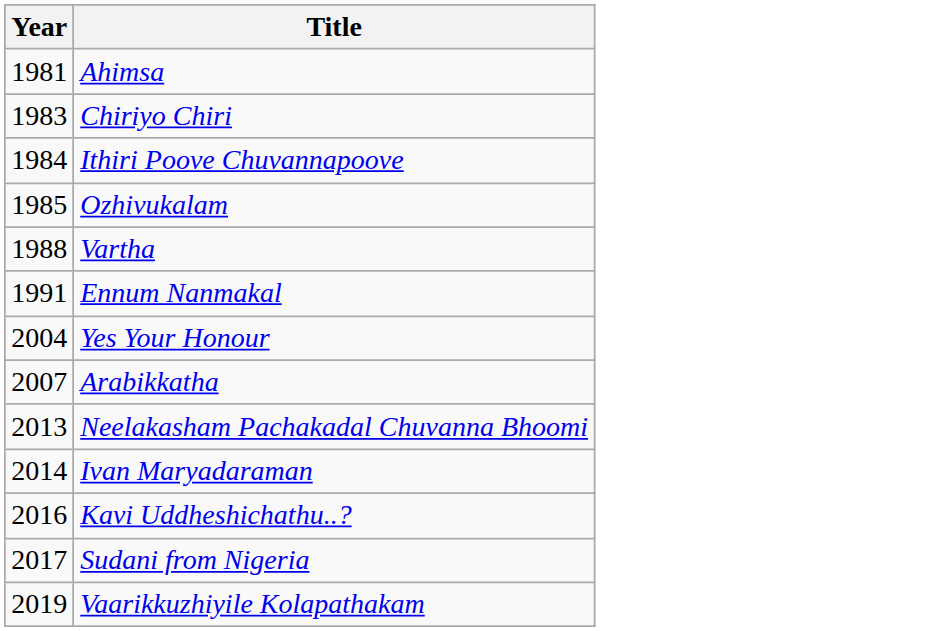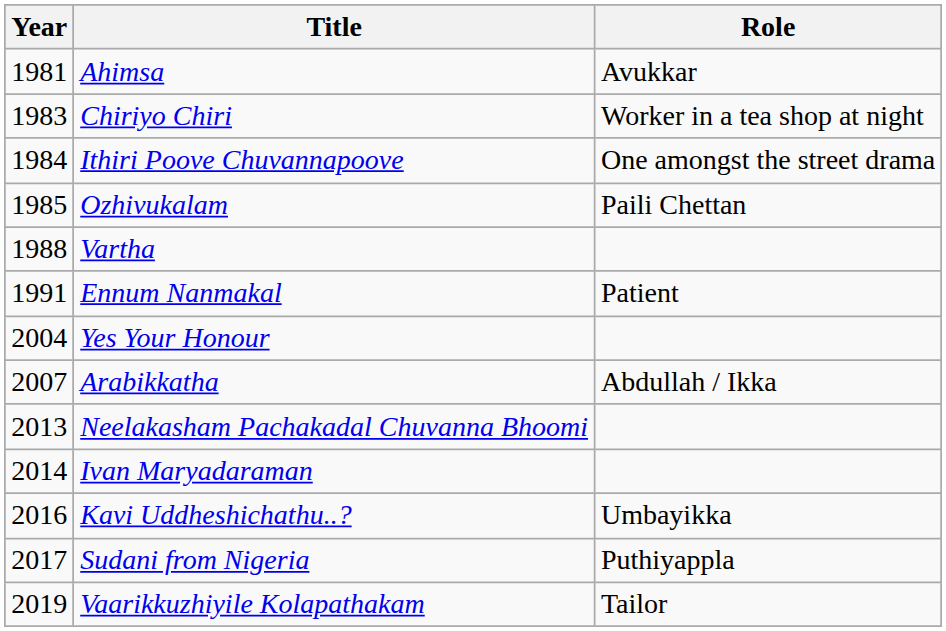+ column: (768, 26)
